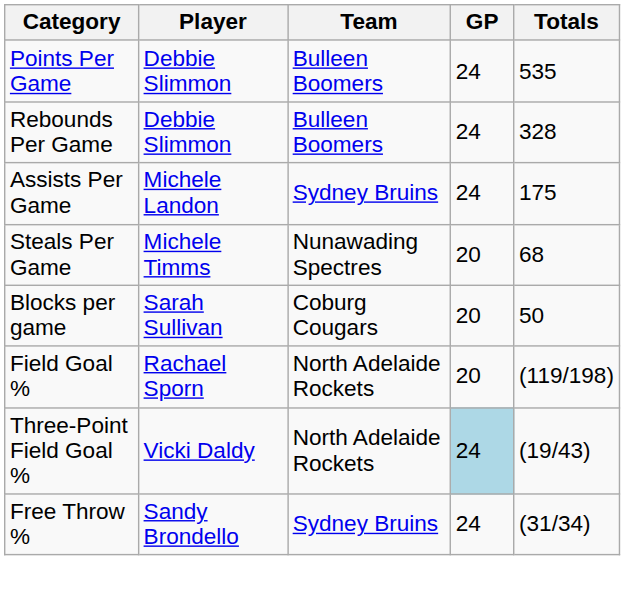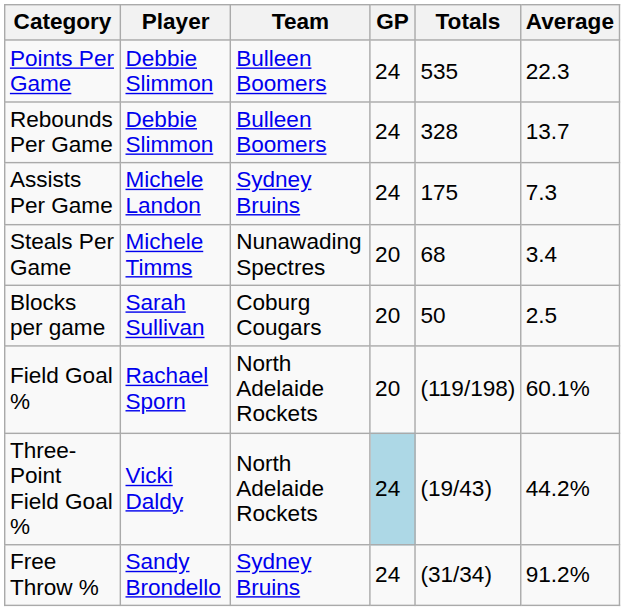+ column: (570, 22)
